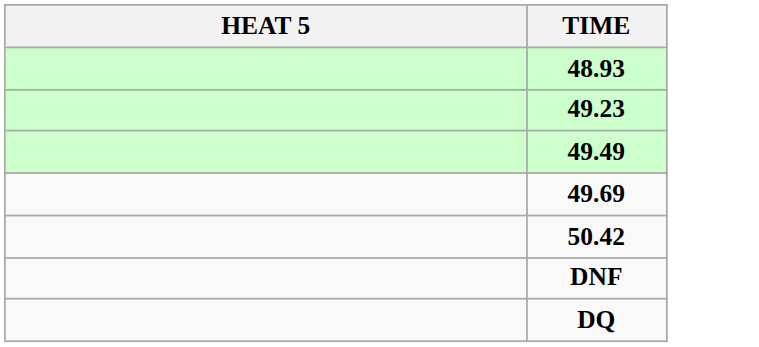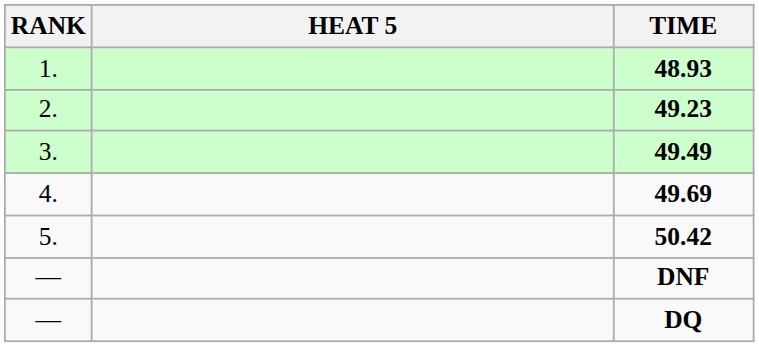+ column: (48, 25)
